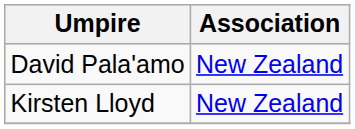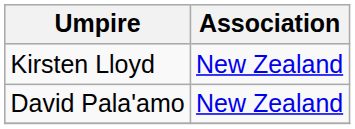rows swapped: (98, 63) <-> (83, 103)
